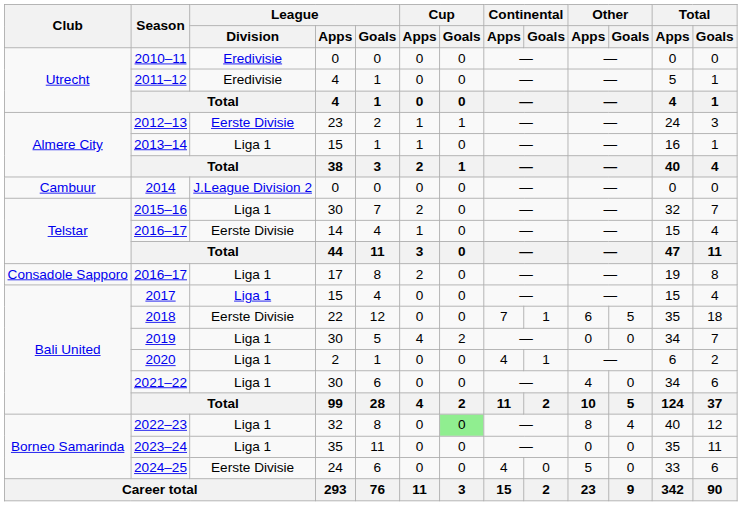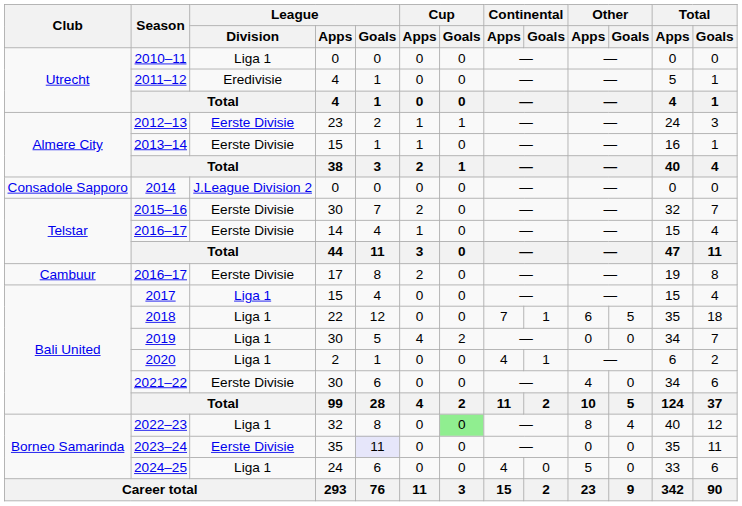(253, 58) Eredivisie -> (253, 58) Liga 1
(253, 144) Liga 1 -> (253, 144) Eerste Divisie
(68, 187) Cambuur -> (68, 187) Consadole Sapporo
(253, 209) Liga 1 -> (253, 209) Eerste Divisie
(68, 274) Consadole Sapporo -> (68, 274) Cambuur
(253, 274) Liga 1 -> (253, 274) Eerste Divisie
(253, 317) Eerste Divisie -> (253, 317) Liga 1
(253, 381) Liga 1 -> (253, 381) Eerste Divisie
(253, 446) Liga 1 -> (253, 446) Eerste Divisie
(377, 446) no background -> (377, 446) lavender background
(253, 468) Eerste Divisie -> (253, 468) Liga 1
